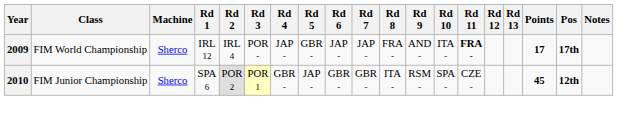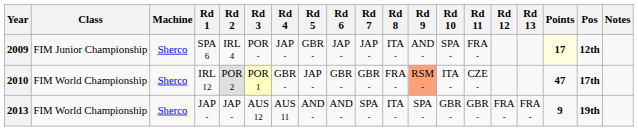(90, 49) FIM World Championship -> (90, 49) FIM Junior Championship
(207, 49) IRL 12 -> (207, 49) SPA 6
(393, 49) FRA - -> (395, 49) ITA -
(446, 49) ITA - -> (450, 49) SPA -
(471, 49) bold -> (478, 49) normal
(539, 49) no background -> (560, 49) lightyellow background
(569, 49) 17th -> (590, 49) 12th
(90, 80) FIM Junior Championship -> (90, 80) FIM World Championship
(207, 79) SPA 6 -> (207, 79) IRL 12
(393, 79) ITA - -> (395, 79) FRA -
(420, 79) no background -> (423, 79) lightsalmon background
(446, 79) SPA - -> (450, 79) ITA -
(539, 80) 45 -> (560, 80) 47
(569, 80) 12th -> (590, 80) 17th
+ row: (18, 110)
